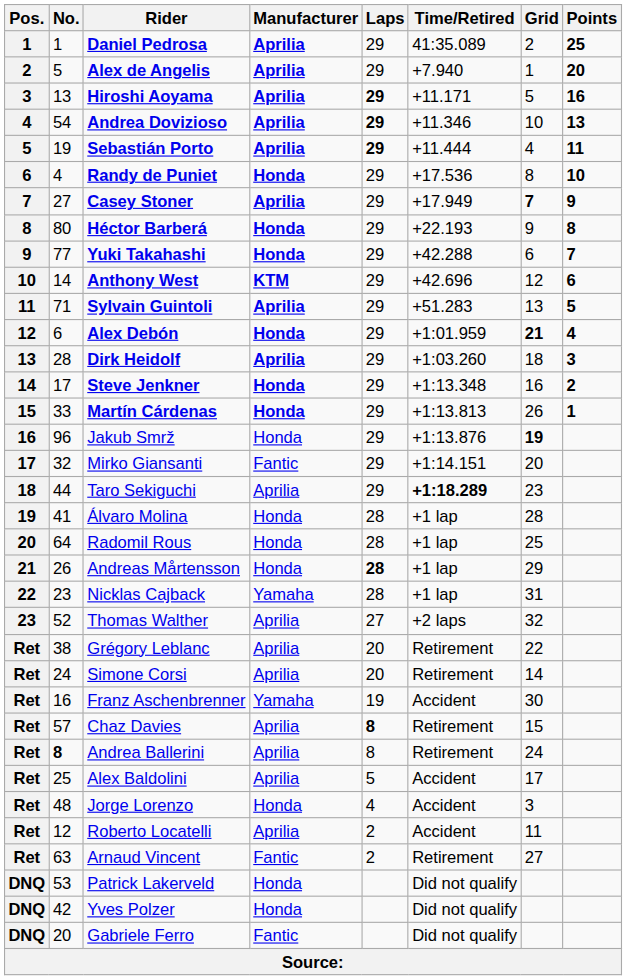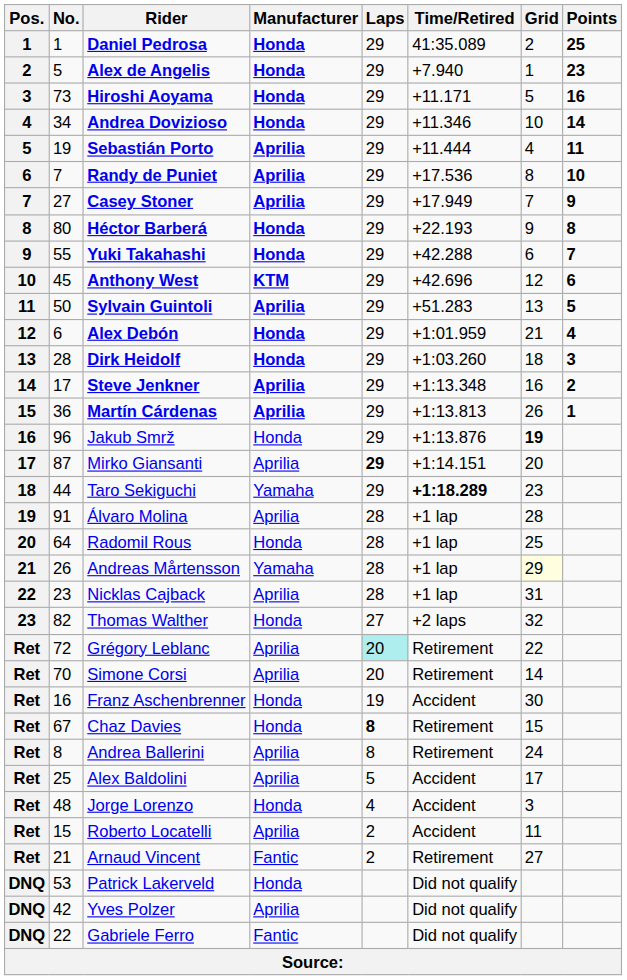(279, 44) Aprilia -> (279, 44) Honda
(279, 70) Aprilia -> (279, 70) Honda
(576, 70) 20 -> (576, 70) 23
(62, 97) 13 -> (62, 97) 73
(279, 97) Aprilia -> (279, 97) Honda
(375, 97) bold -> (375, 97) normal
(62, 123) 54 -> (62, 123) 34
(279, 123) Aprilia -> (279, 123) Honda
(375, 123) bold -> (375, 123) normal
(576, 123) 13 -> (576, 123) 14
(375, 149) bold -> (375, 149) normal
(57, 175) 4 -> (57, 175) 7
(279, 175) Honda -> (279, 175) Aprilia
(529, 201) bold -> (529, 201) normal
(62, 254) 77 -> (62, 254) 55
(62, 280) 14 -> (62, 280) 45
(62, 306) 71 -> (62, 306) 50
(534, 333) bold -> (534, 333) normal
(279, 359) Aprilia -> (279, 359) Honda
(279, 385) Honda -> (279, 385) Aprilia
(62, 411) 33 -> (62, 411) 36
(279, 411) Honda -> (279, 411) Aprilia
(62, 464) 32 -> (62, 464) 87
(276, 464) Fantic -> (276, 464) Aprilia
(375, 464) normal -> (375, 464) bold
(276, 490) Aprilia -> (283, 490) Yamaha
(62, 516) 41 -> (62, 516) 91
(278, 516) Honda -> (276, 516) Aprilia
(278, 569) Honda -> (283, 569) Yamaha
(375, 569) bold -> (375, 569) normal
(534, 569) no background -> (534, 569) lightyellow background
(283, 595) Yamaha -> (276, 595) Aprilia
(62, 621) 52 -> (62, 621) 82
(276, 621) Aprilia -> (278, 621) Honda
(62, 647) 38 -> (62, 647) 72
(375, 647) no background -> (375, 647) paleturquoise background
(62, 674) 24 -> (62, 674) 70
(283, 700) Yamaha -> (278, 700) Honda
(62, 726) 57 -> (62, 726) 67
(276, 726) Aprilia -> (278, 726) Honda
(57, 752) bold -> (57, 752) normal
(62, 831) 12 -> (62, 831) 15
(62, 857) 63 -> (62, 857) 21
(278, 910) Honda -> (276, 910) Aprilia
(62, 936) 20 -> (62, 936) 22
